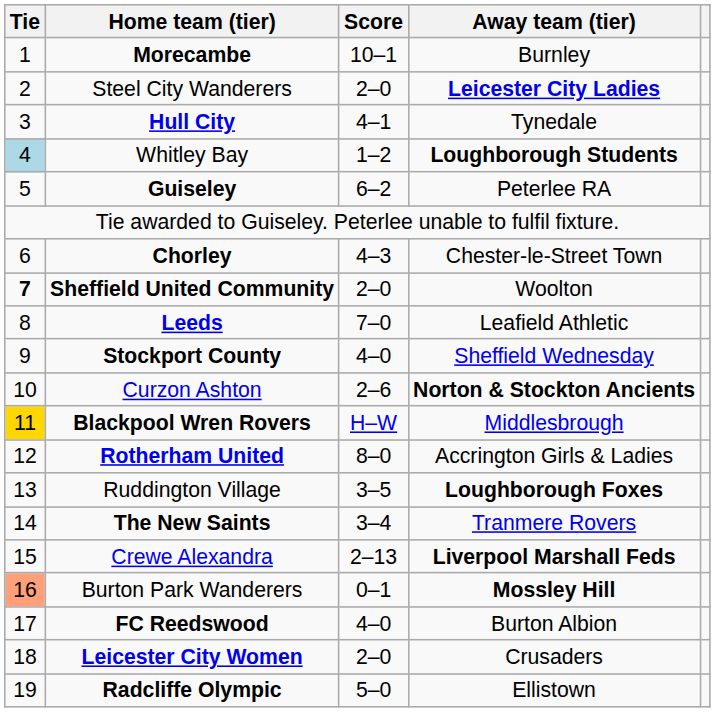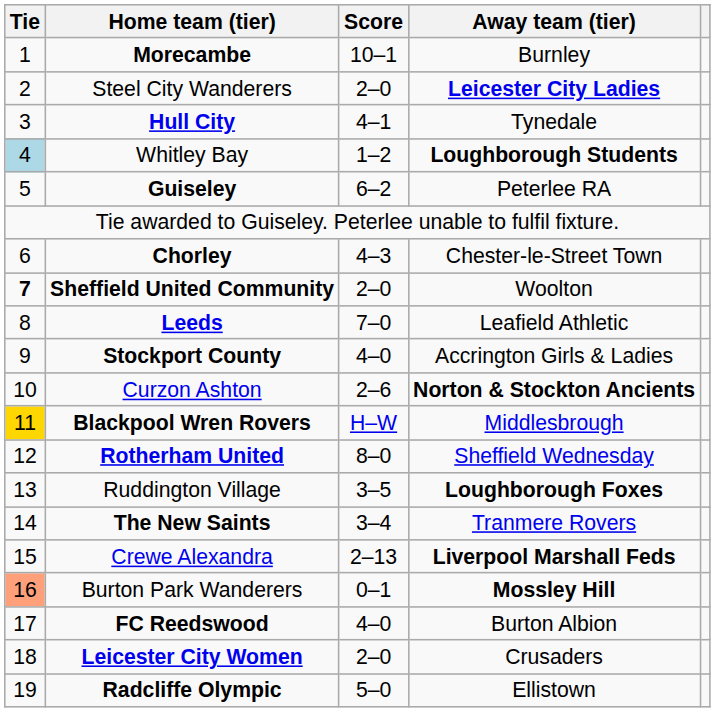(554, 356) Sheffield Wednesday -> (554, 356) Accrington Girls & Ladies
(554, 456) Accrington Girls & Ladies -> (554, 456) Sheffield Wednesday
